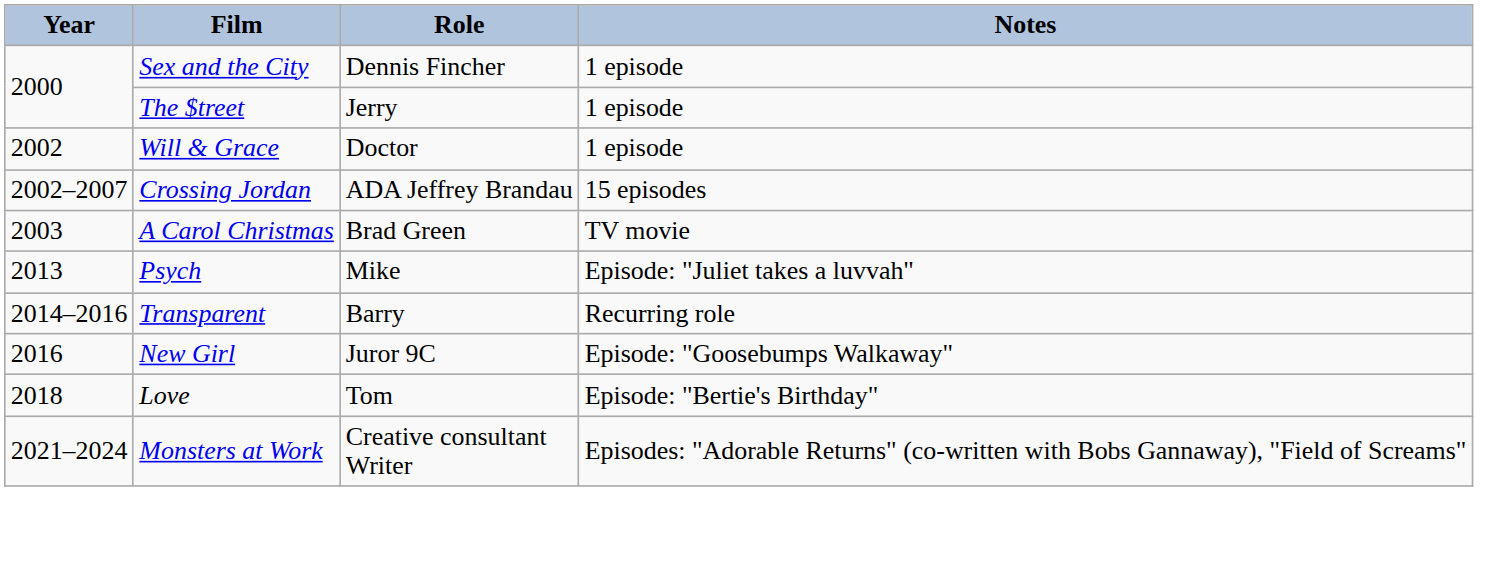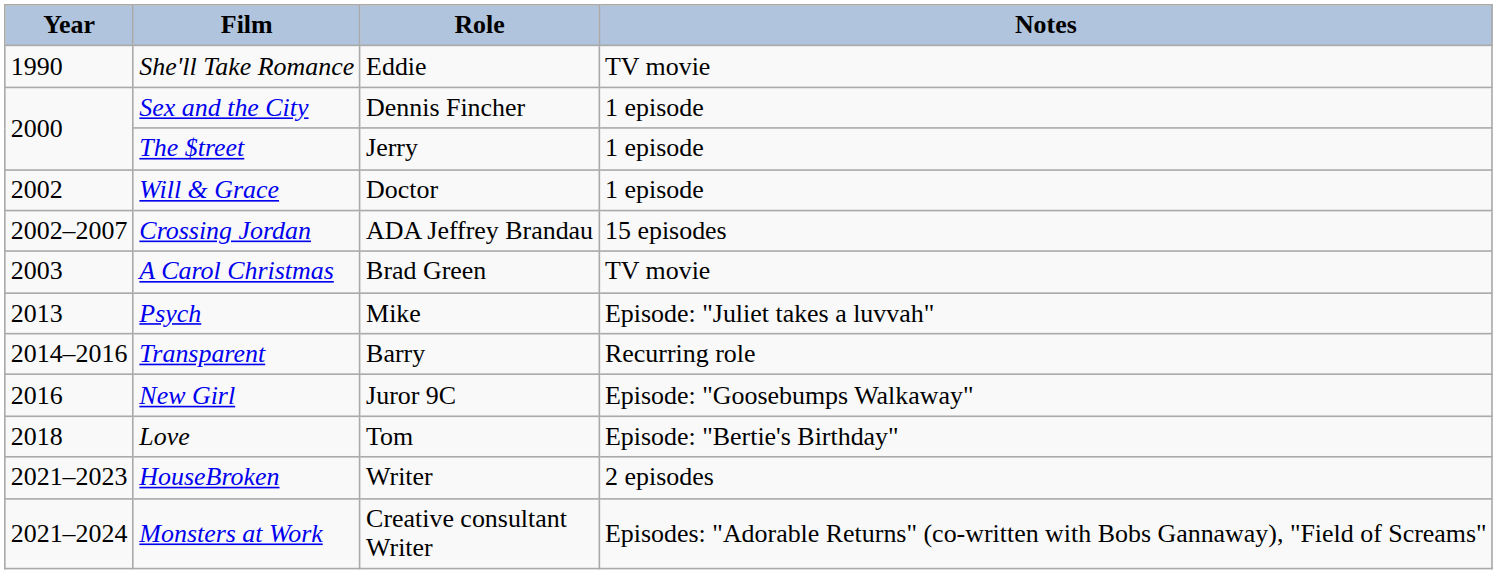+ row: (247, 66)
+ row: (209, 477)
